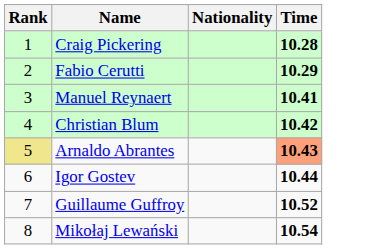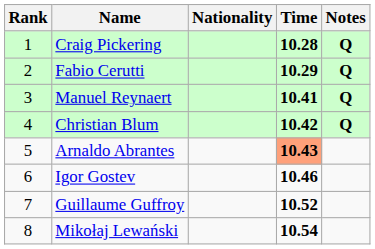+ column: (346, 17)
(28, 151) khaki background -> (28, 151) no background
(299, 177) 10.44 -> (299, 177) 10.46
